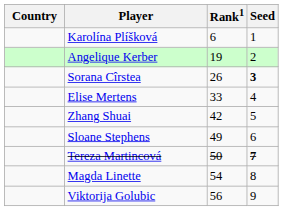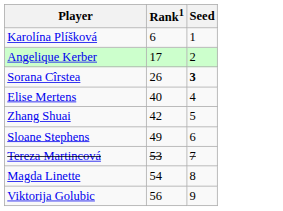- column: (35, 16)
(216, 57) 19 -> (156, 57) 17
(216, 96) 33 -> (156, 96) 40
(216, 156) 50 -> (156, 156) 53
(253, 156) bold -> (193, 156) normal
